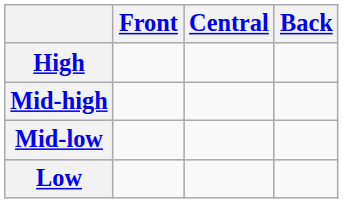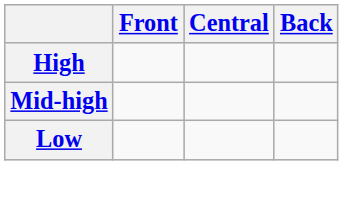- row: (59, 139)
